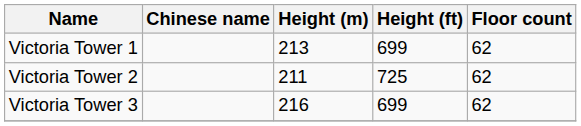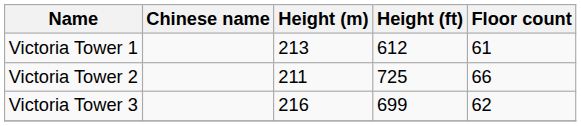(392, 47) 699 -> (392, 47) 612
(482, 47) 62 -> (482, 47) 61
(482, 76) 62 -> (482, 76) 66
